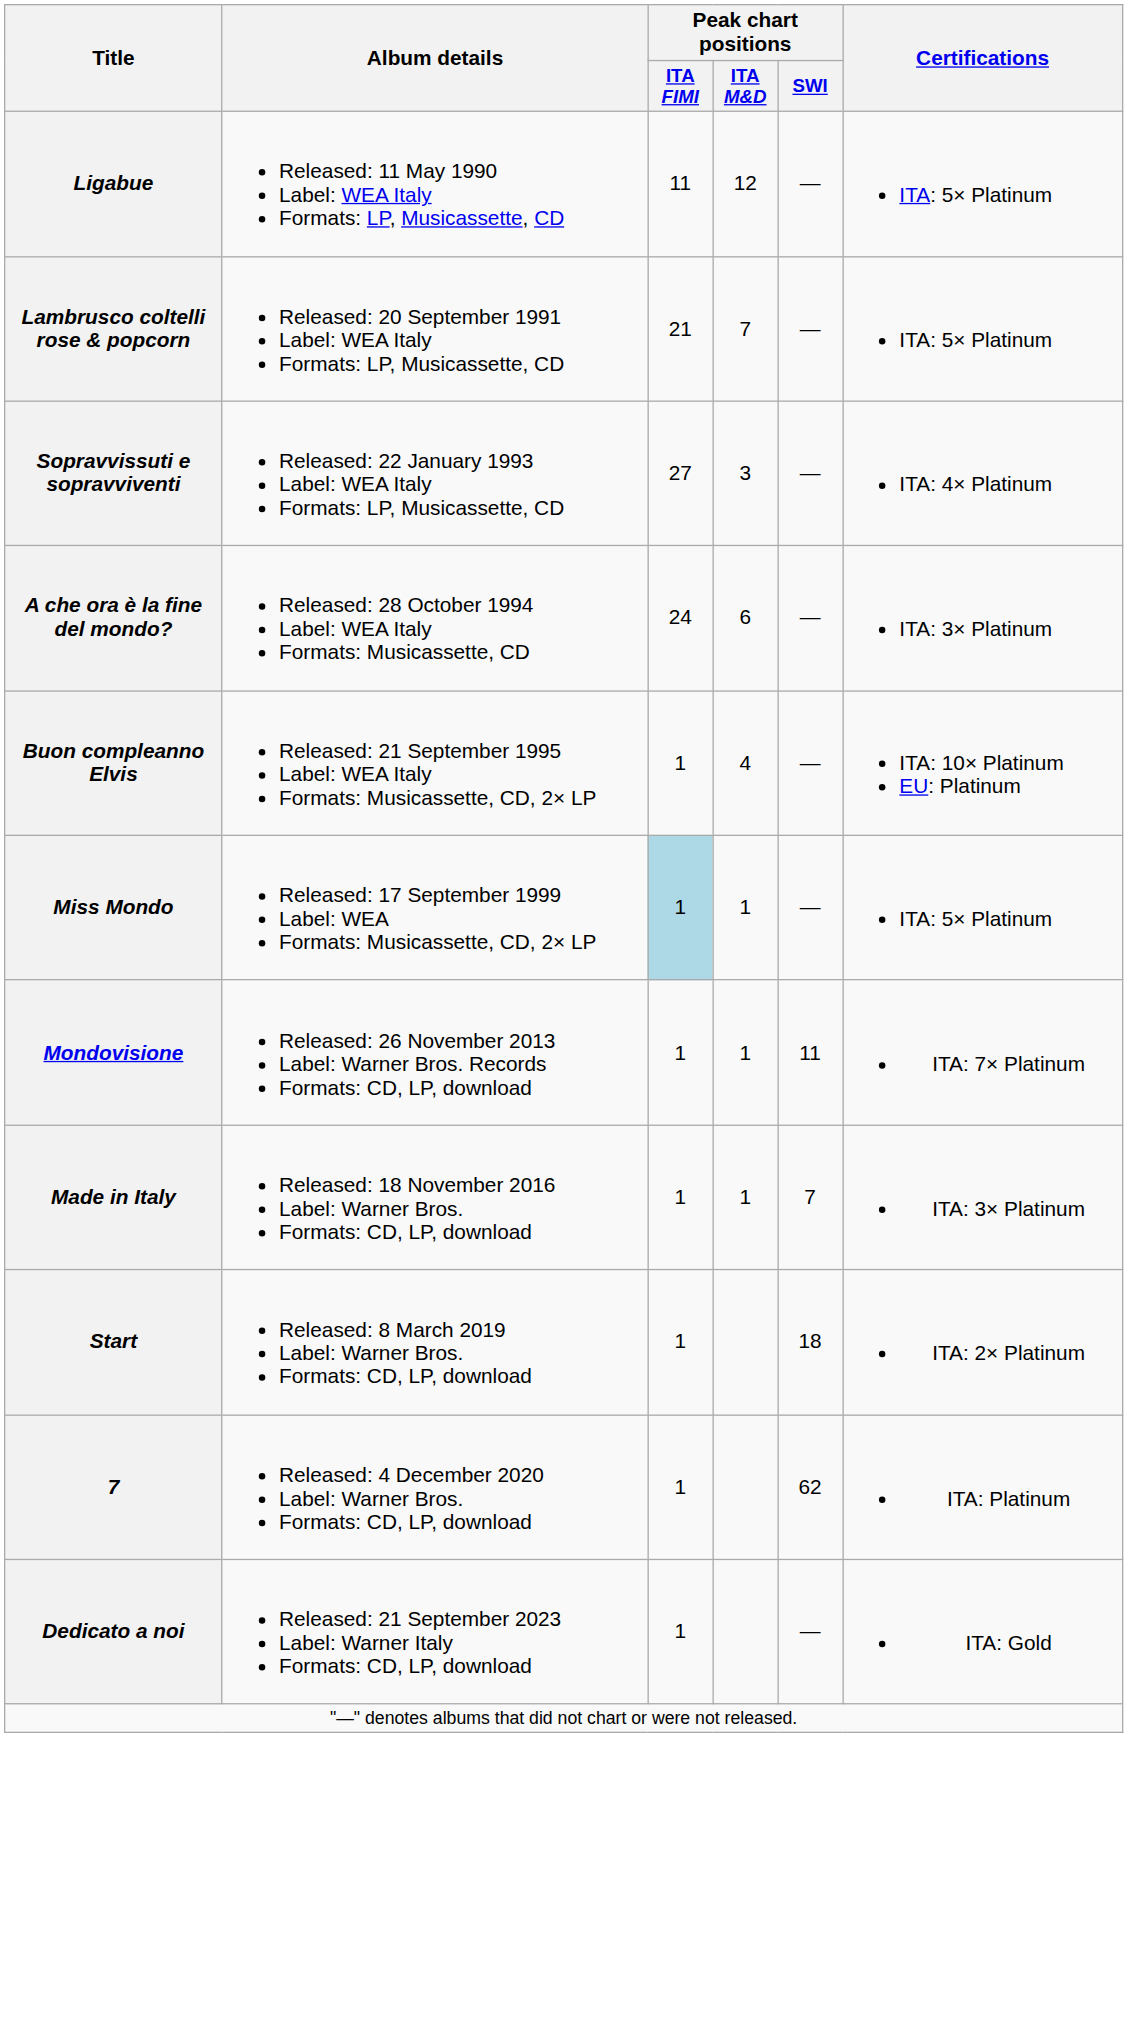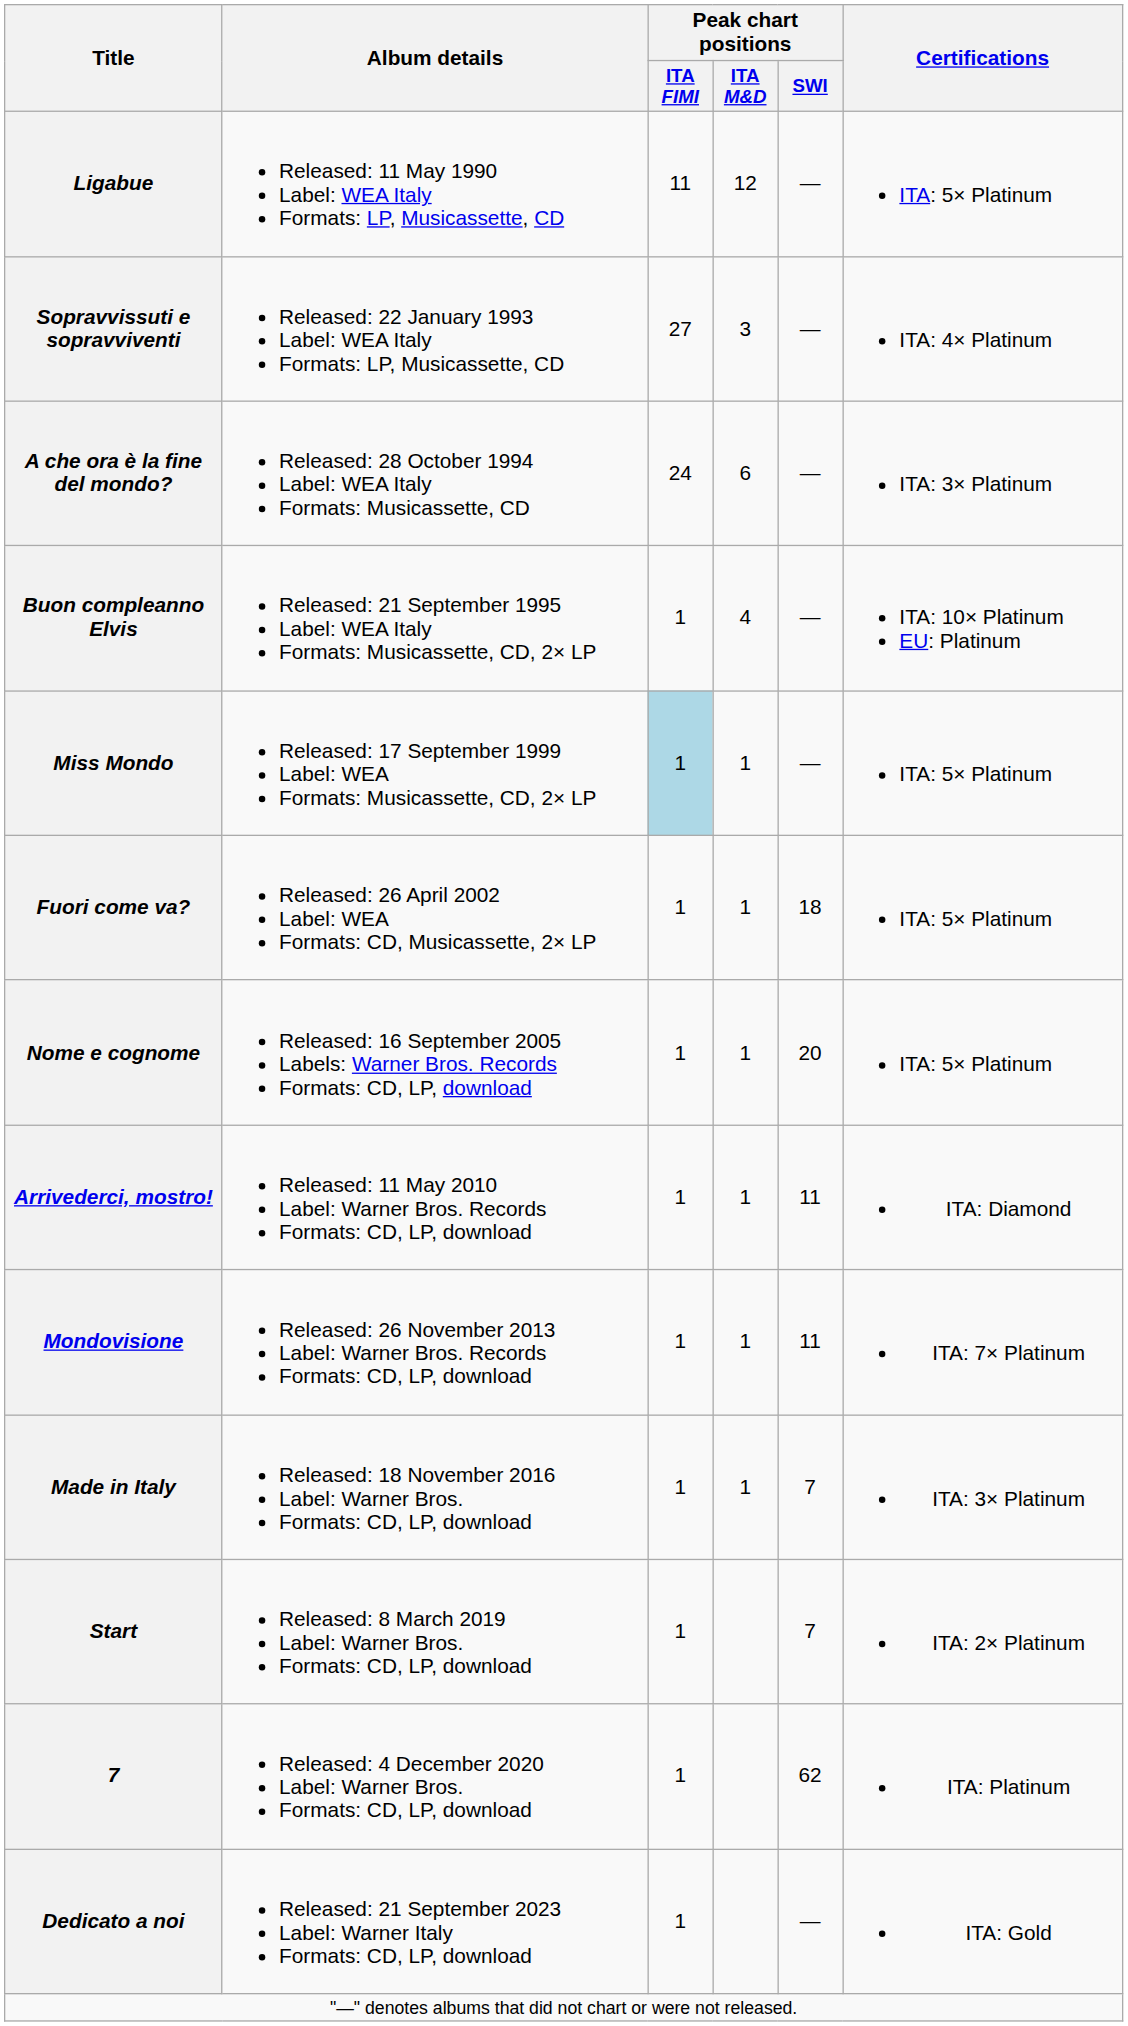- row: (113, 328)
+ row: (113, 907)
+ row: (113, 1052)
+ row: (113, 1197)
(810, 1341) 18 -> (810, 1631) 7
